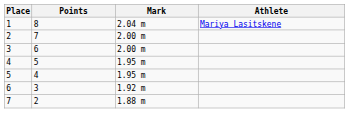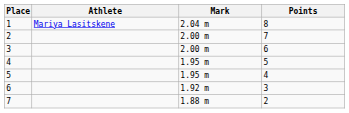columns swapped: (271, 11) <-> (73, 11)
